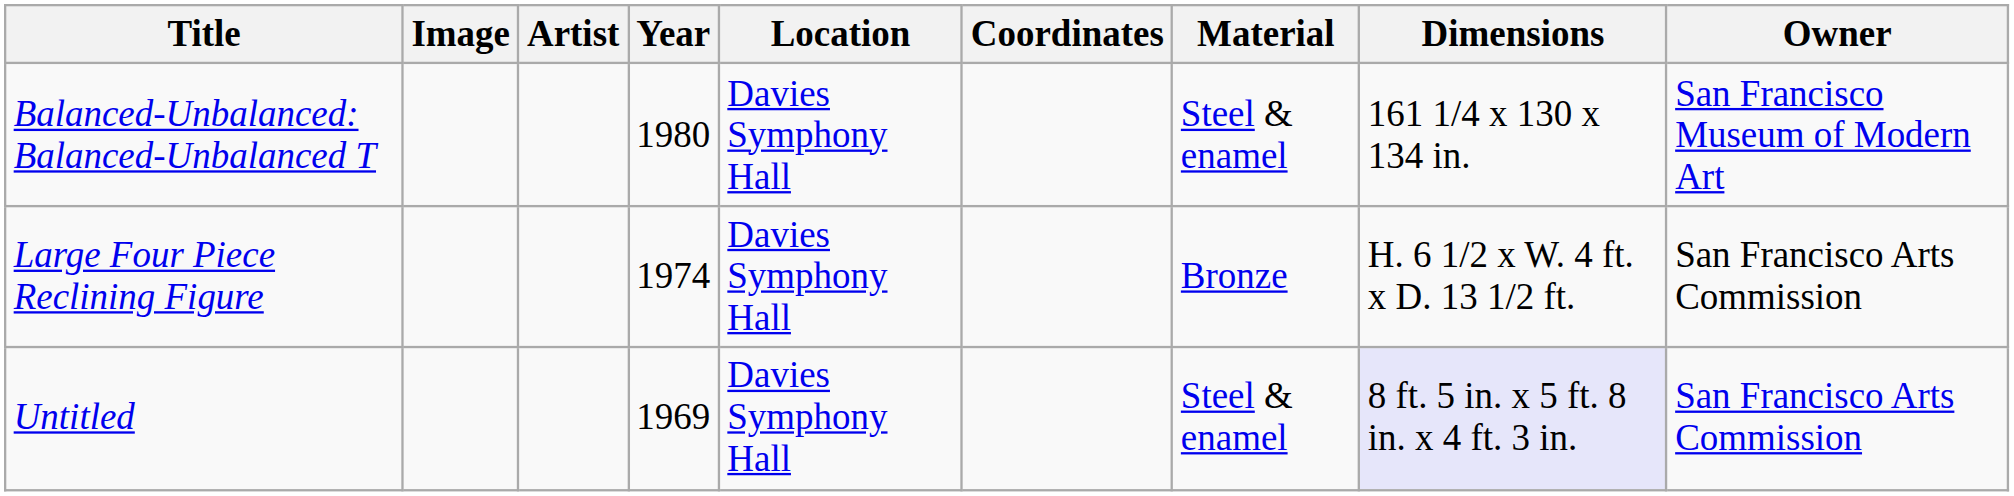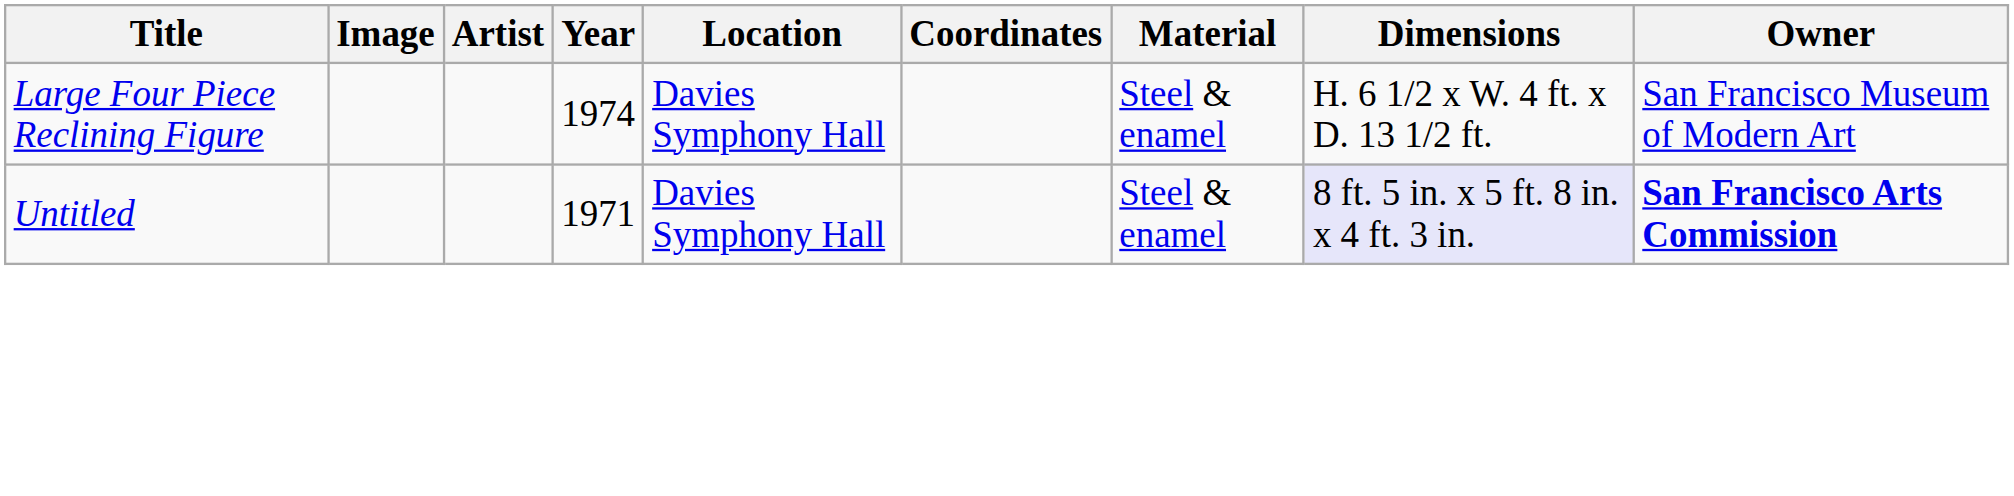- row: (195, 134)
(1234, 275) Bronze -> (1175, 113) Steel & enamel
(1815, 275) San Francisco Arts Commission -> (1816, 113) San Francisco Museum of Modern Art
(673, 417) 1969 -> (598, 213) 1971
(1815, 417) normal -> (1792, 213) bold
